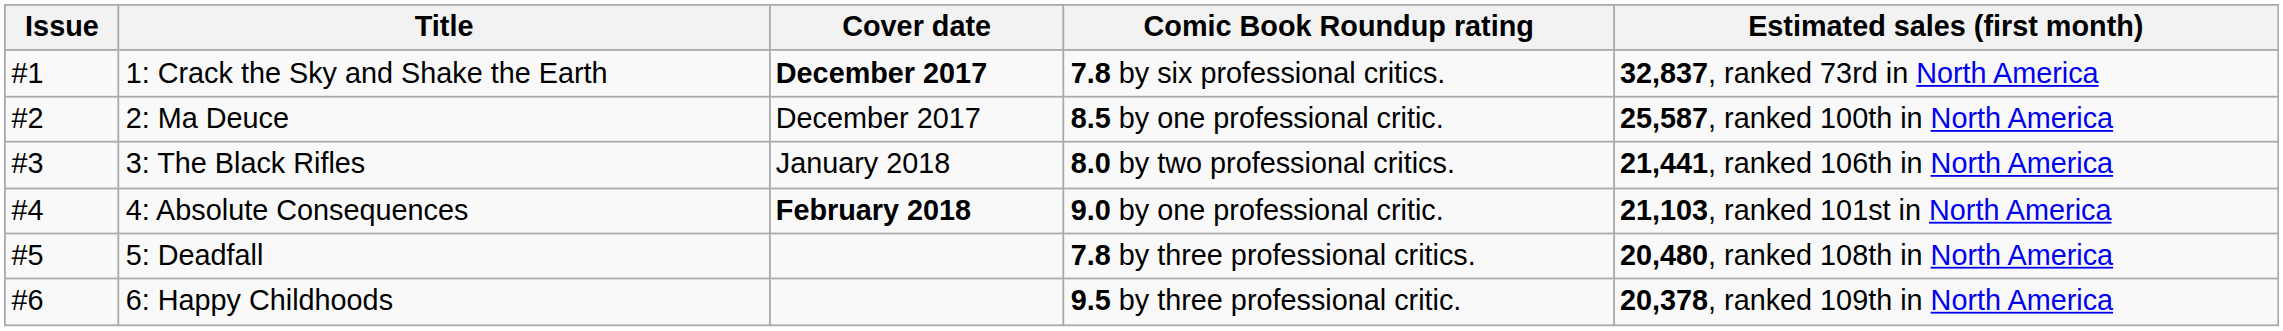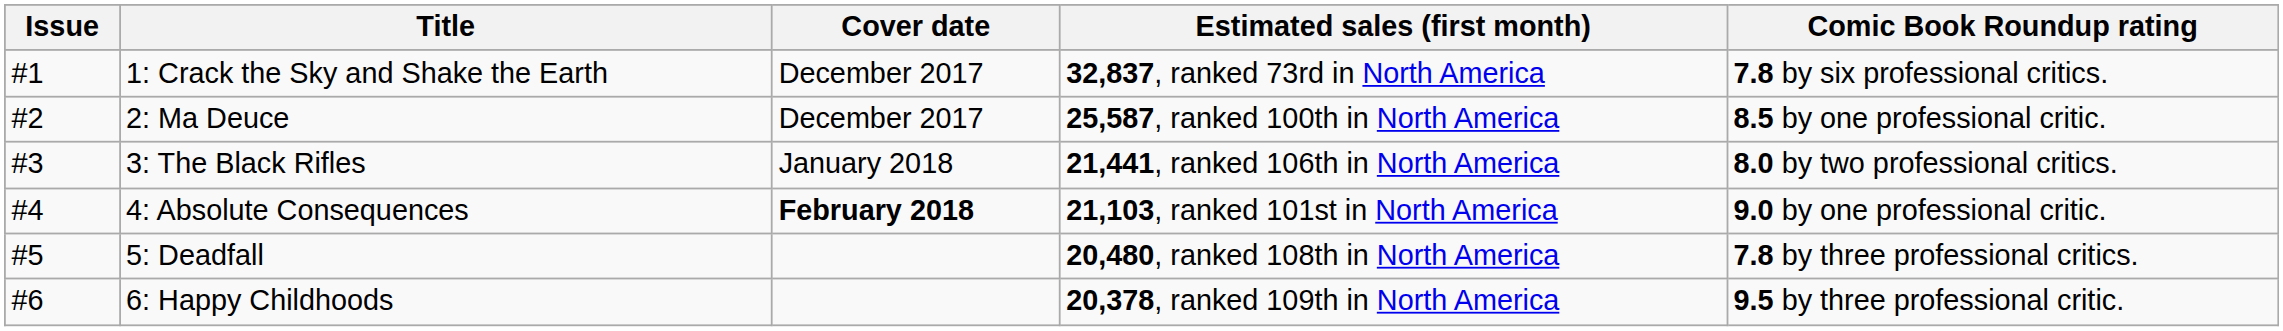columns swapped: (1339, 27) <-> (1946, 27)
(881, 73) bold -> (881, 73) normal
